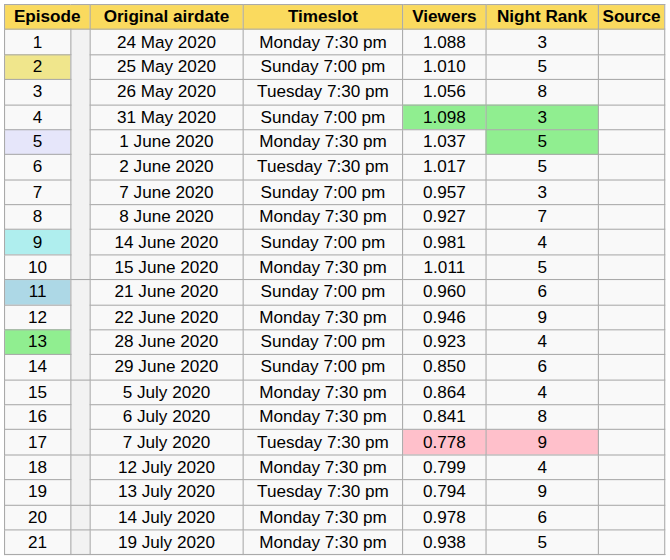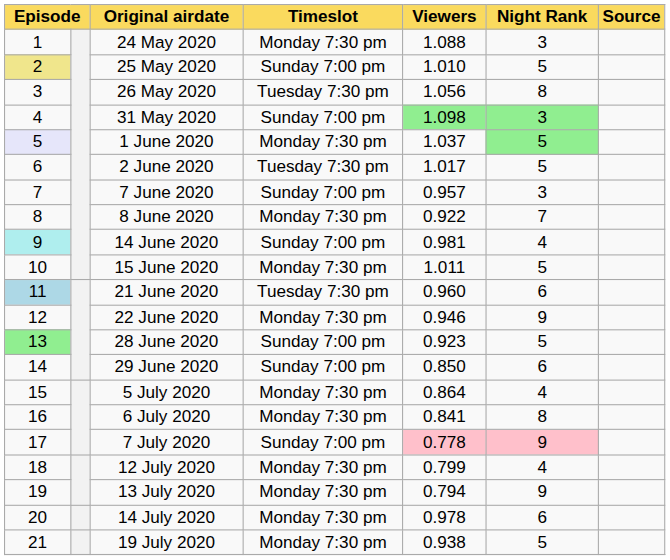(444, 217) 0.927 -> (444, 217) 0.922
(323, 292) Sunday 7:00 pm -> (323, 292) Tuesday 7:30 pm
(542, 342) 4 -> (542, 342) 5
(323, 442) Tuesday 7:30 pm -> (323, 442) Sunday 7:00 pm
(323, 492) Tuesday 7:30 pm -> (323, 492) Monday 7:30 pm
